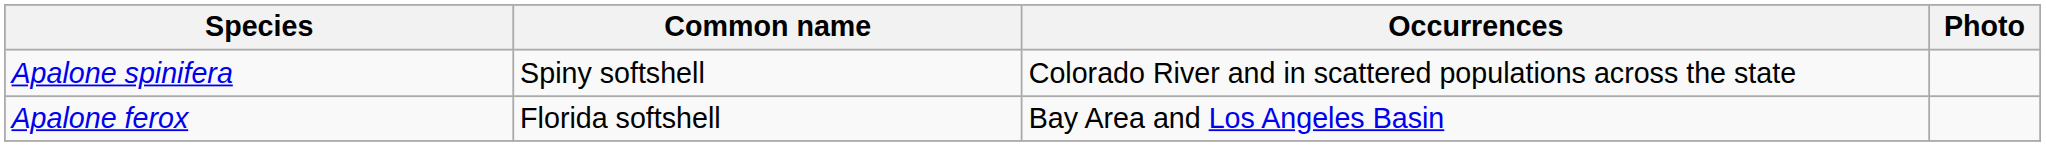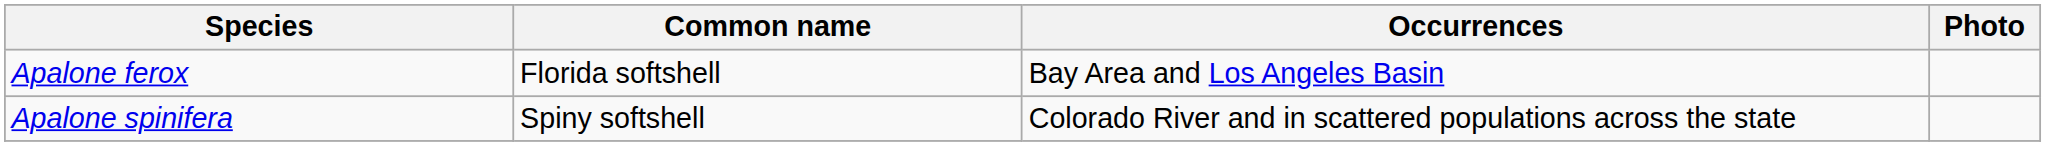rows swapped: (100, 118) <-> (122, 72)
